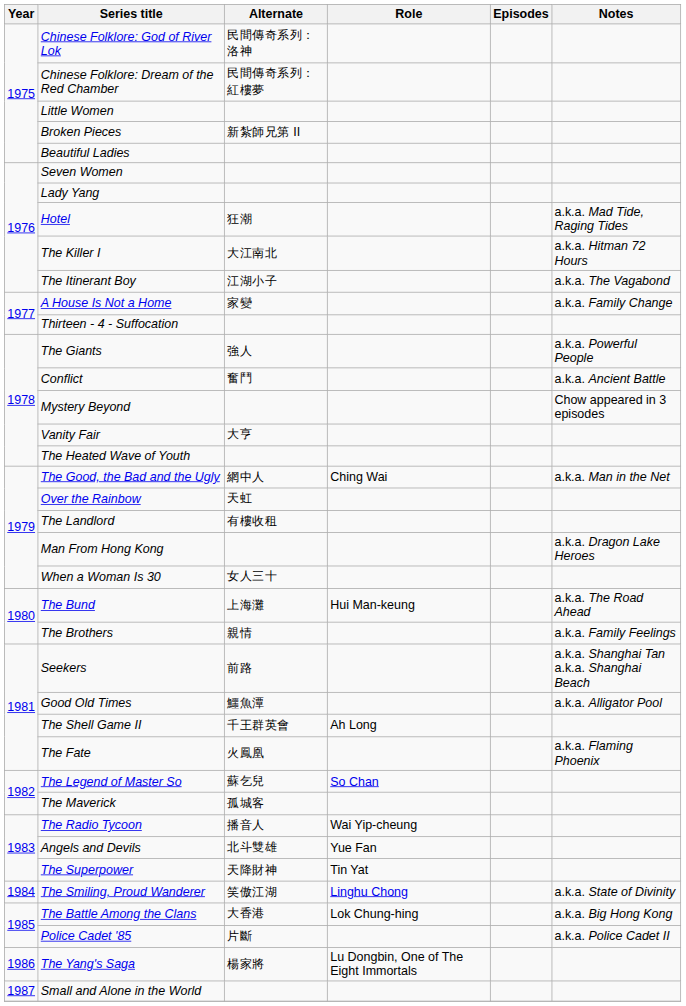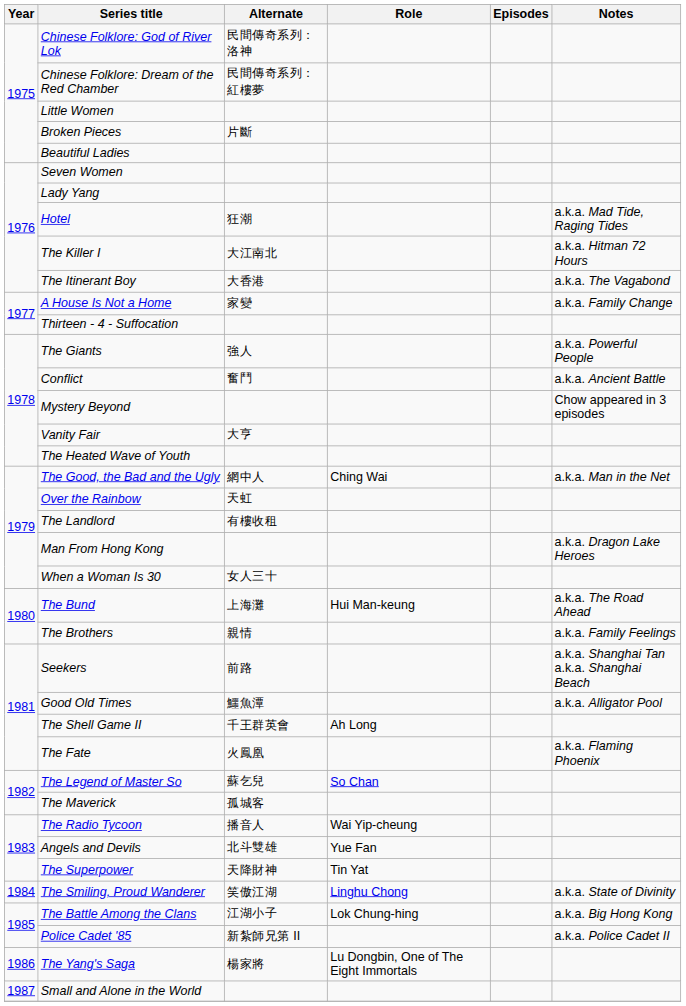(264, 131) 新紮師兄第 II -> (240, 131) 片斷
(252, 280) 江湖小子 -> (246, 280) 大香港
(246, 913) 大香港 -> (252, 913) 江湖小子
(240, 935) 片斷 -> (264, 935) 新紮師兄第 II
